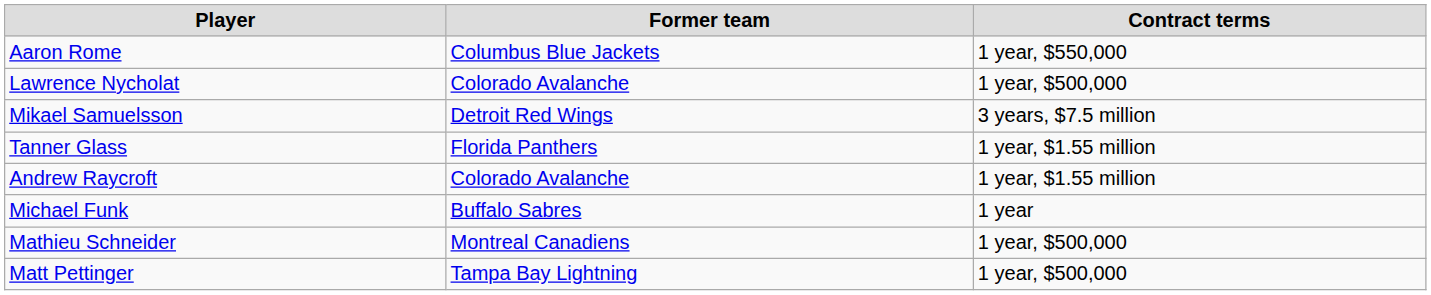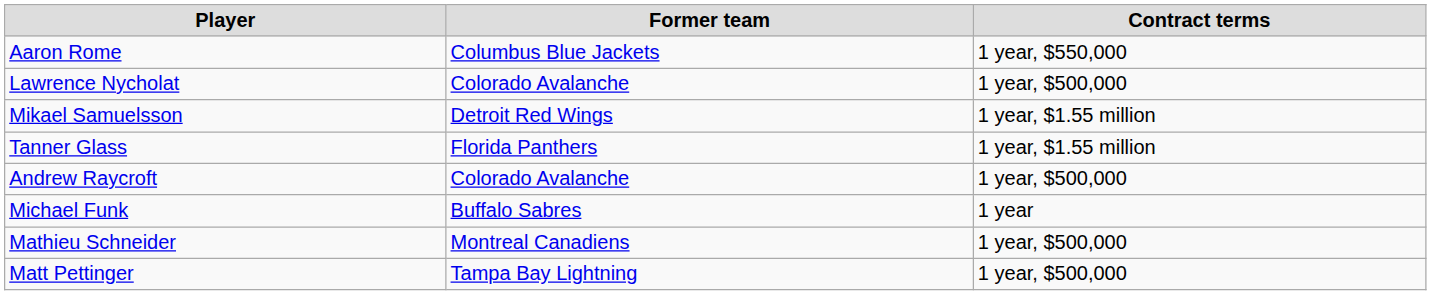(1067, 115) 3 years, $7.5 million -> (1067, 115) 1 year, $1.55 million
(1067, 178) 1 year, $1.55 million -> (1052, 178) 1 year, $500,000
